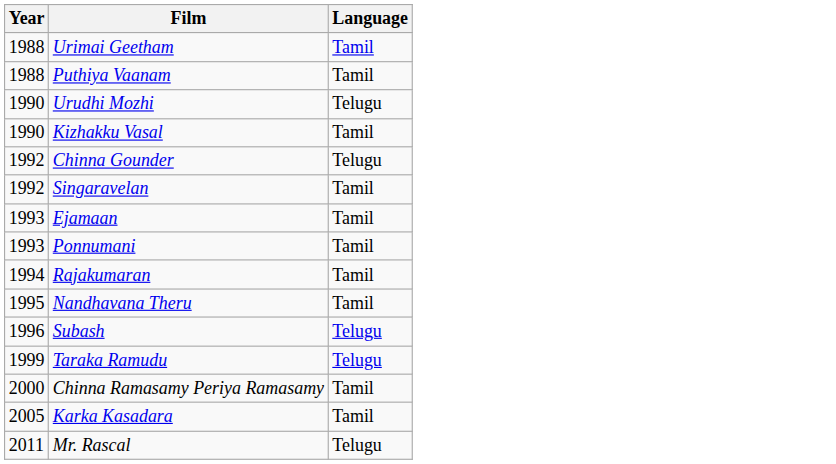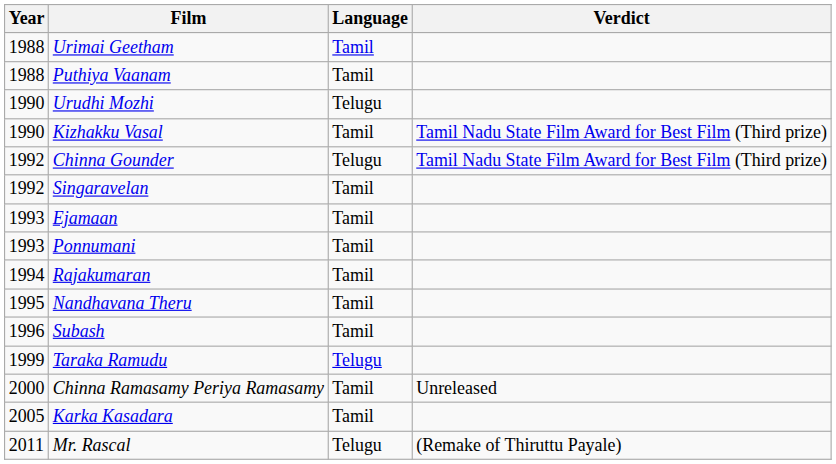+ column: (622, 18)
(357, 331) Telugu -> (353, 331) Tamil
